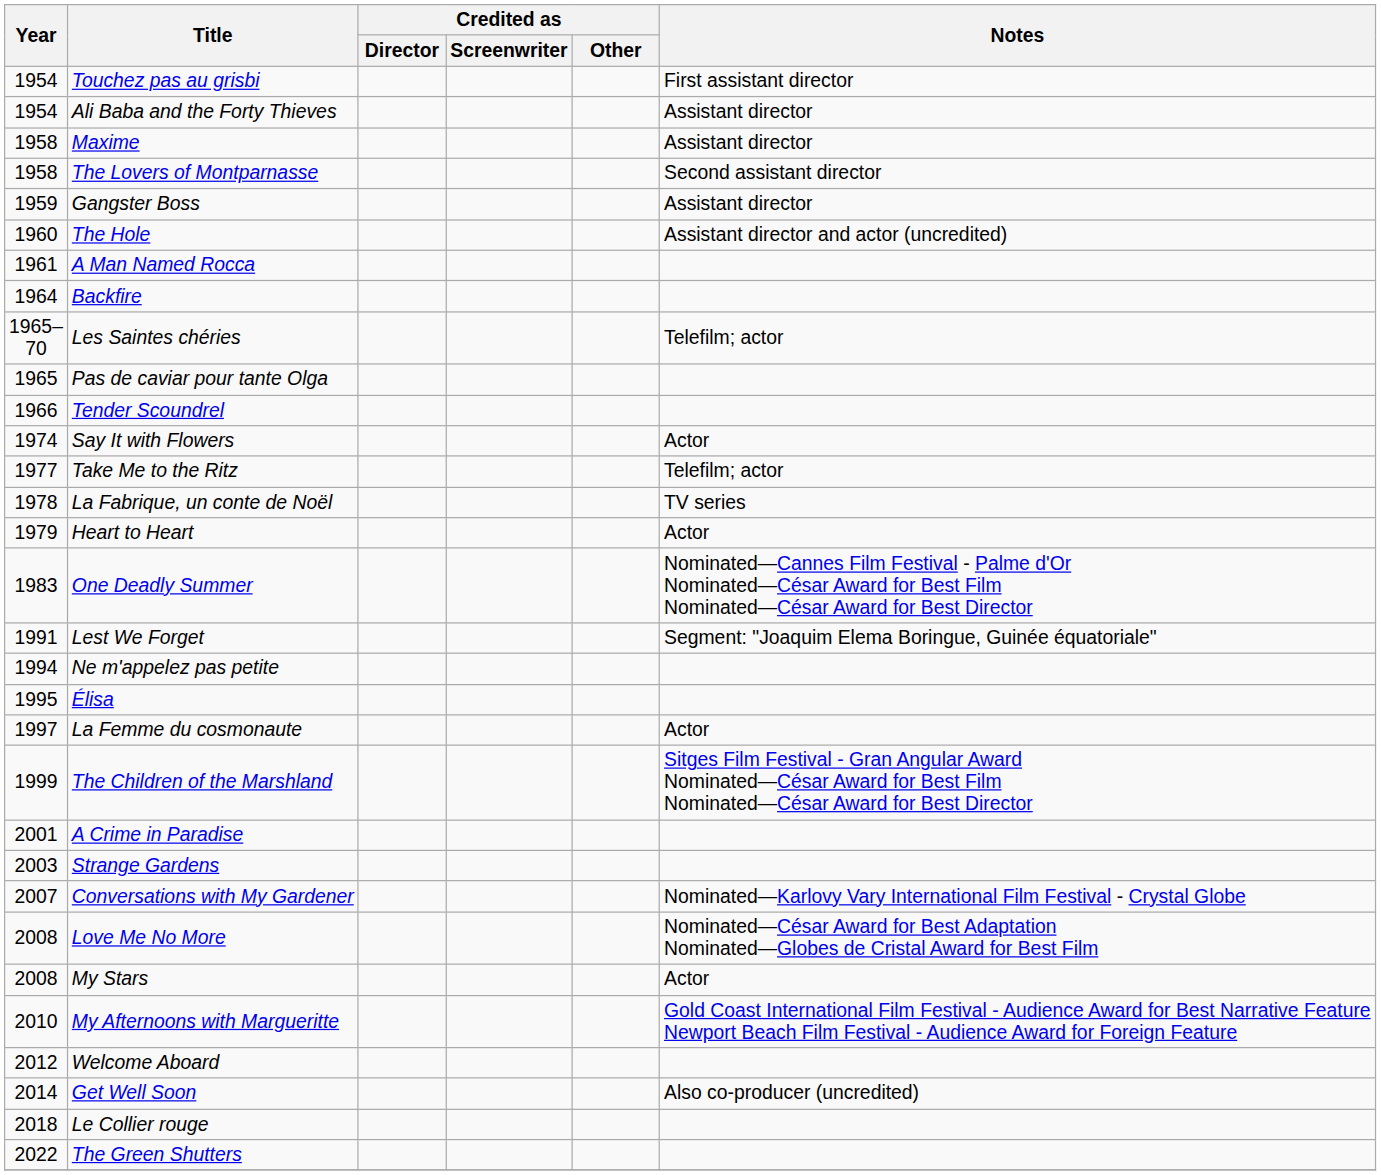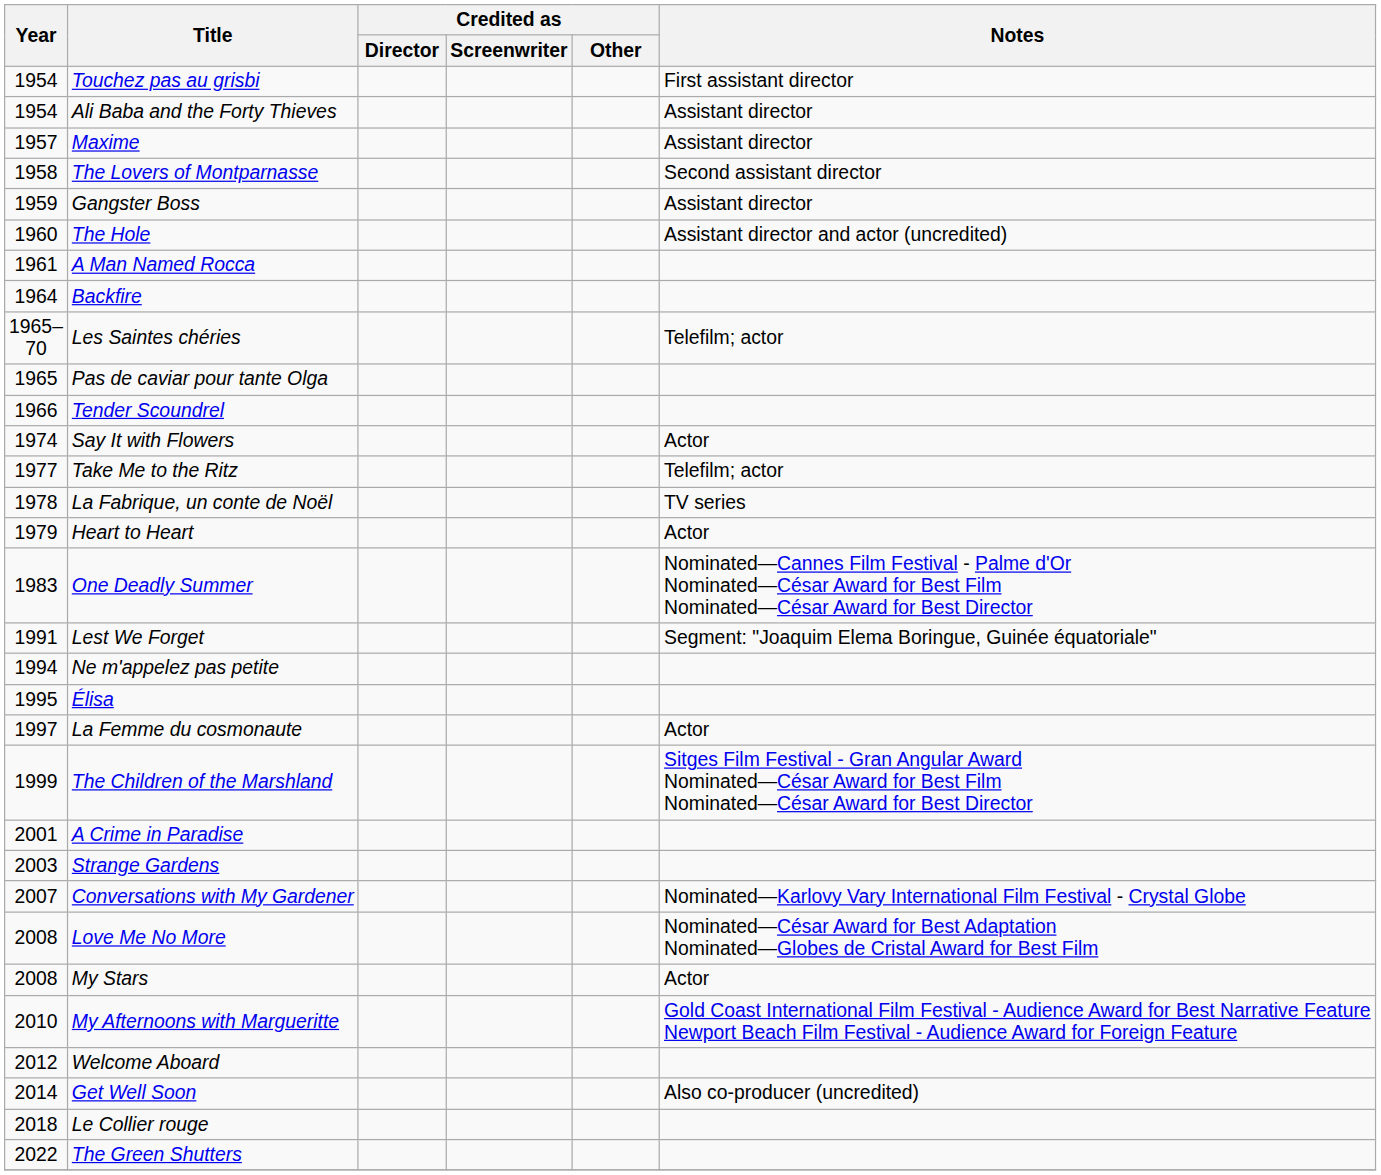(36, 142) 1958 -> (36, 142) 1957
